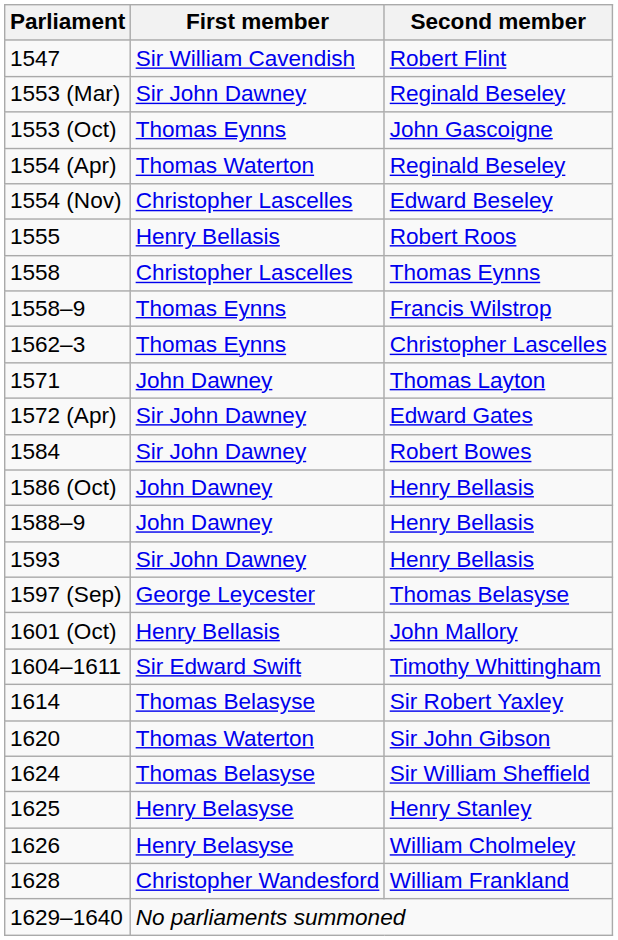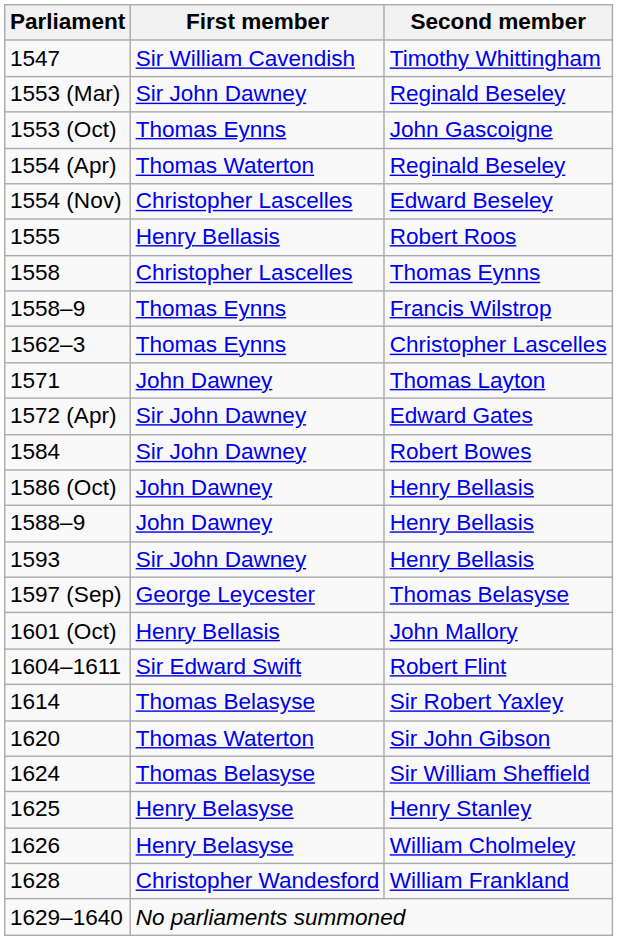(448, 58) Robert Flint -> (495, 58) Timothy Whittingham
(495, 666) Timothy Whittingham -> (448, 666) Robert Flint
